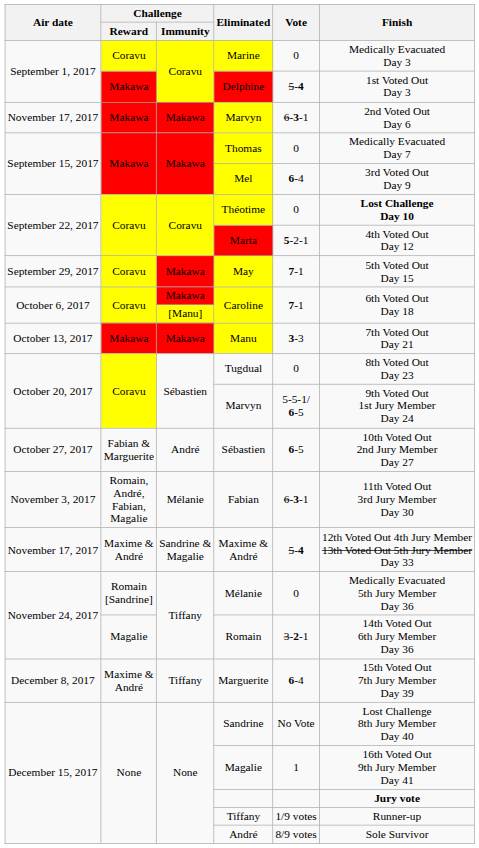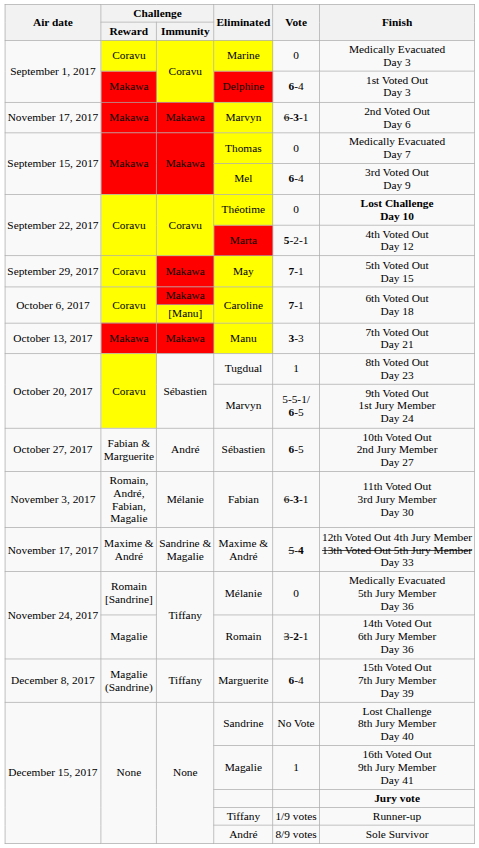(296, 86) 5-4 -> (296, 86) 6-4
(296, 369) 0 -> (296, 369) 1
(129, 680) Maxime & André -> (129, 680) Magalie (Sandrine)
